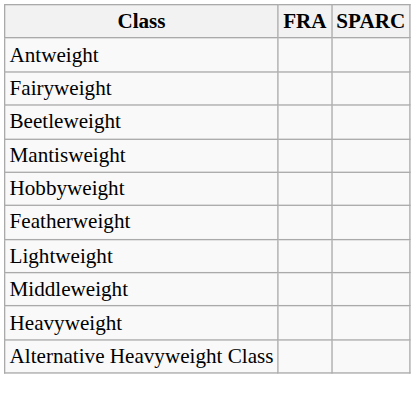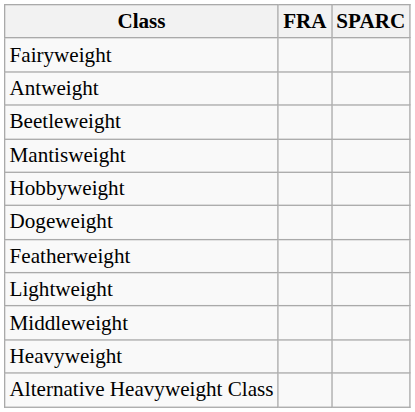rows swapped: (61, 88) <-> (54, 54)
+ row: (61, 222)
